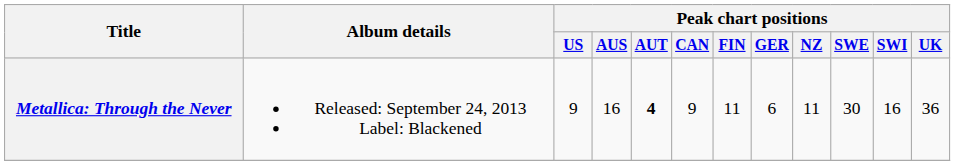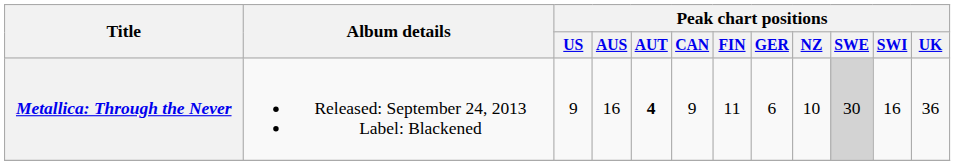(812, 108) 11 -> (812, 108) 10
(852, 108) no background -> (852, 108) lightgrey background
